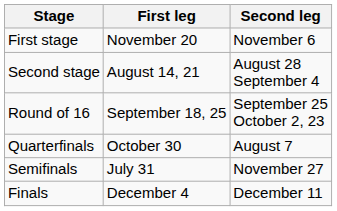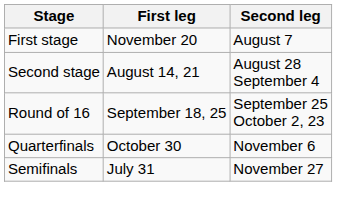(274, 40) November 6 -> (263, 40) August 7
(263, 145) August 7 -> (274, 145) November 6
- row: (28, 193)
